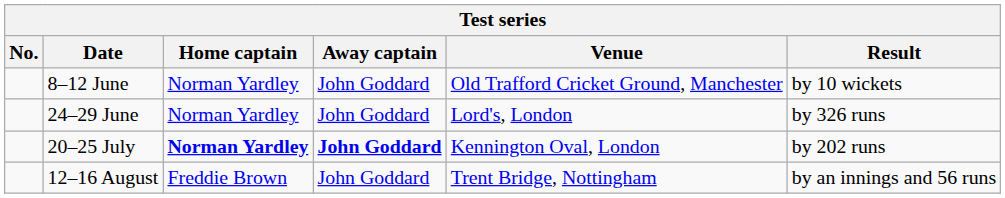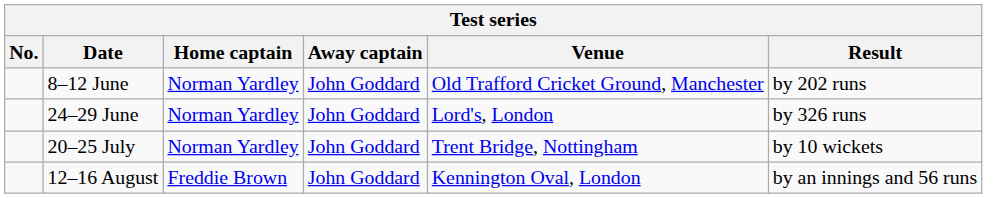(847, 83) by 10 wickets -> (820, 83) by 202 runs
(238, 146) bold -> (233, 146) normal
(380, 146) bold -> (364, 146) normal
(555, 146) Kennington Oval, London -> (535, 146) Trent Bridge, Nottingham
(839, 146) by 202 runs -> (828, 146) by 10 wickets
(554, 177) Trent Bridge, Nottingham -> (536, 177) Kennington Oval, London
